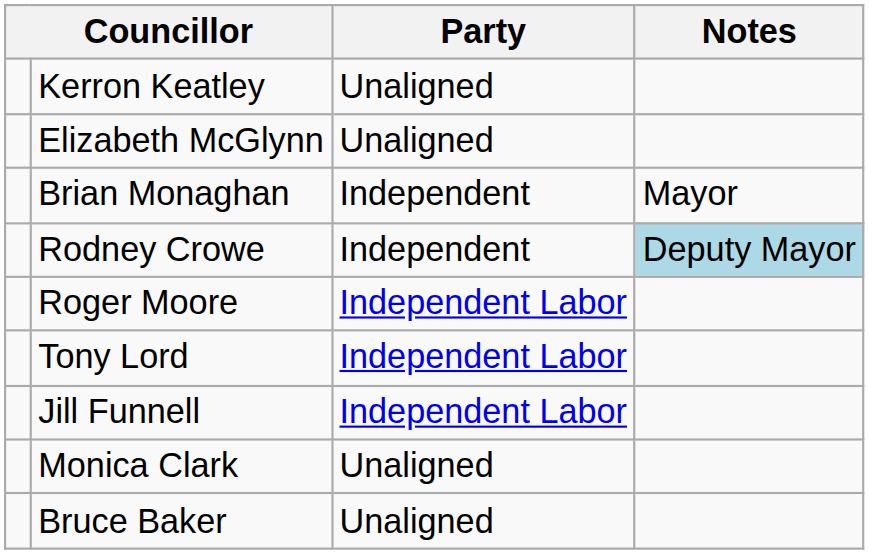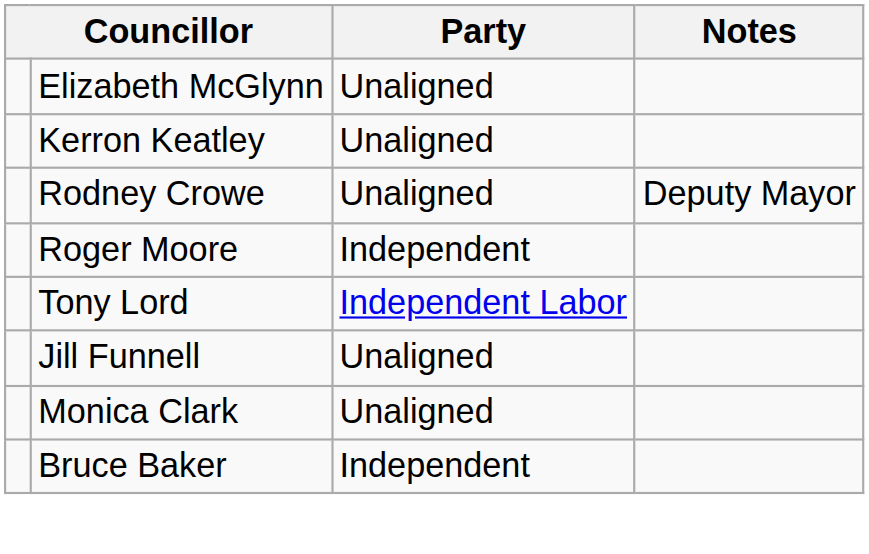rows swapped: (152, 85) <-> (181, 140)
- row: (164, 194)
(435, 248) Independent -> (417, 194) Unaligned
(749, 248) lightblue background -> (749, 194) no background
(483, 303) Independent Labor -> (435, 248) Independent
(483, 411) Independent Labor -> (417, 357) Unaligned
(417, 520) Unaligned -> (435, 466) Independent
